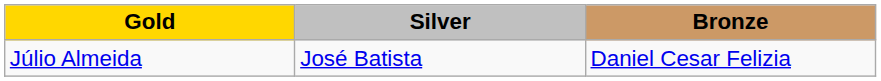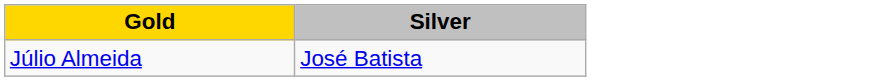- column: (731, 22)
